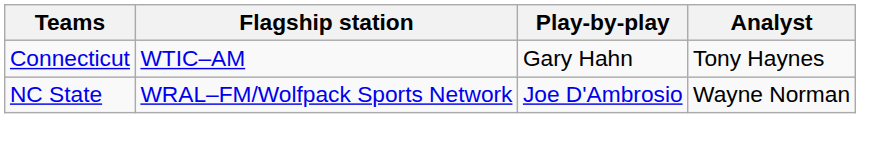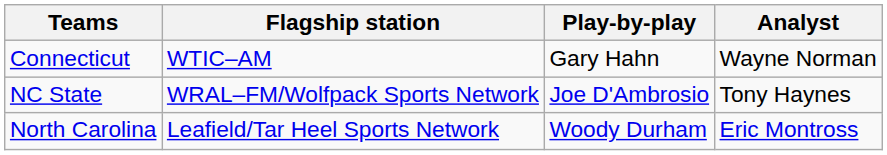(759, 58) Tony Haynes -> (798, 58) Wayne Norman
(772, 94) Wayne Norman -> (785, 94) Tony Haynes
+ row: (83, 130)
